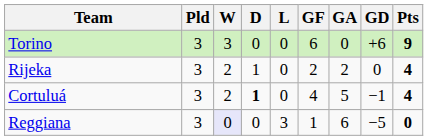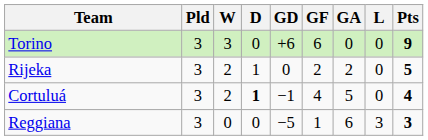columns swapped: (284, 17) <-> (377, 17)
(408, 69) 4 -> (408, 69) 5
(228, 122) lavender background -> (228, 122) no background
(408, 122) 0 -> (408, 122) 3
